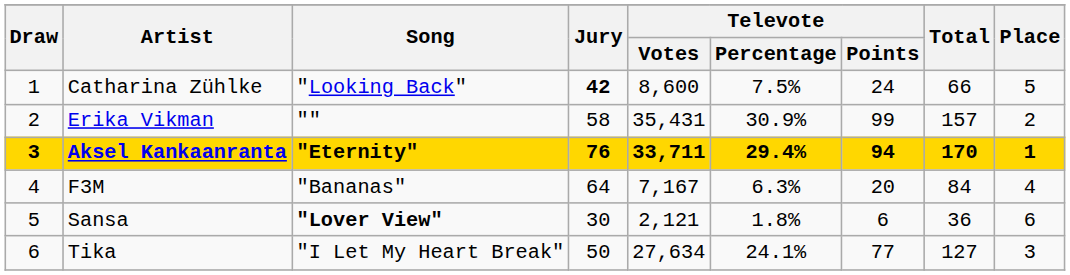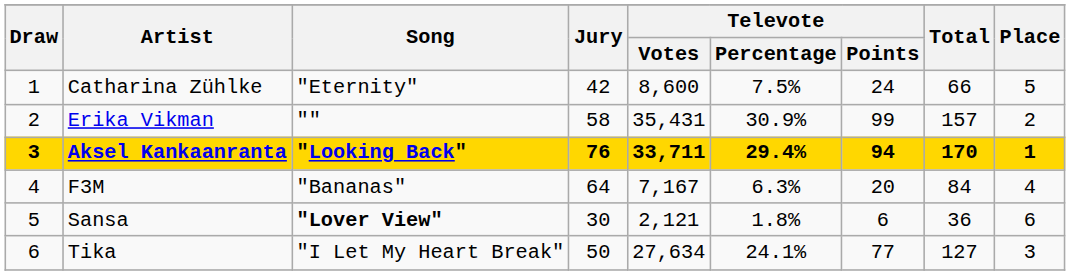(382, 87) "Looking Back" -> (357, 87) "Eternity"
(598, 87) bold -> (598, 87) normal
(357, 154) "Eternity" -> (382, 154) "Looking Back"
